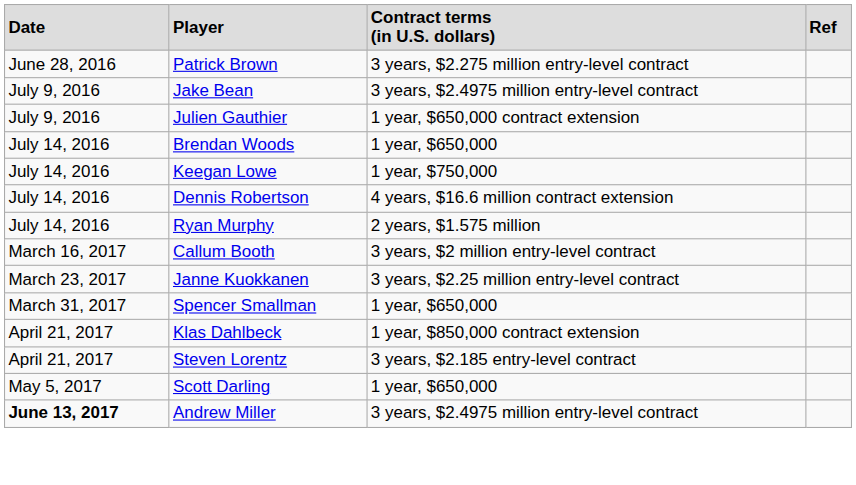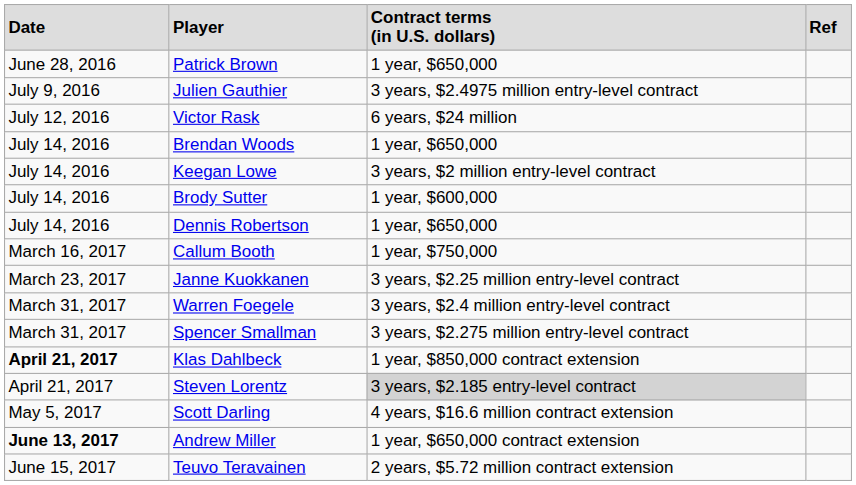(530, 63) 3 years, $2.275 million entry-level contract -> (434, 63) 1 year, $650,000
- row: (213, 90)
(505, 117) 1 year, $650,000 contract extension -> (534, 90) 3 years, $2.4975 million entry-level contract
+ row: (216, 117)
(434, 171) 1 year, $750,000 -> (513, 171) 3 years, $2 million entry-level contract
+ row: (220, 198)
(522, 198) 4 years, $16.6 million contract extension -> (434, 225) 1 year, $650,000
- row: (223, 225)
(513, 252) 3 years, $2 million entry-level contract -> (434, 252) 1 year, $750,000
+ row: (233, 306)
(434, 306) 1 year, $650,000 -> (530, 332) 3 years, $2.275 million entry-level contract
(61, 332) normal -> (63, 359) bold
(503, 359) no background -> (503, 386) lightgrey background
(434, 386) 1 year, $650,000 -> (522, 413) 4 years, $16.6 million contract extension
(534, 413) 3 years, $2.4975 million entry-level contract -> (505, 440) 1 year, $650,000 contract extension
+ row: (239, 467)
